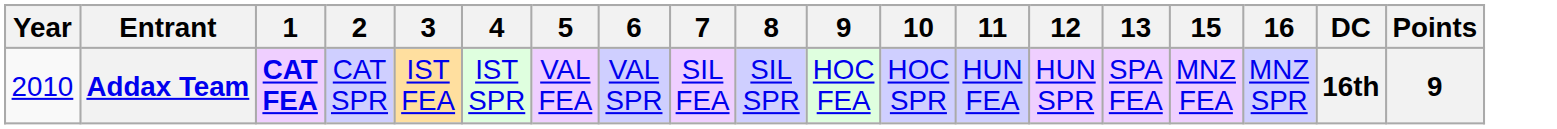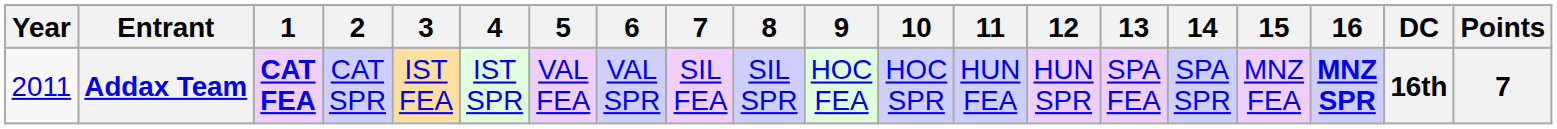+ column: (1202, 26)
(42, 86) 2010 -> (41, 86) 2011
(1279, 86) normal -> (1347, 86) bold
(1435, 86) 9 -> (1503, 86) 7
